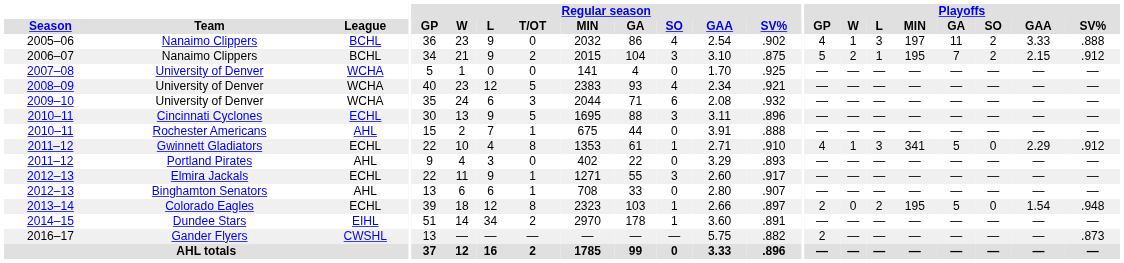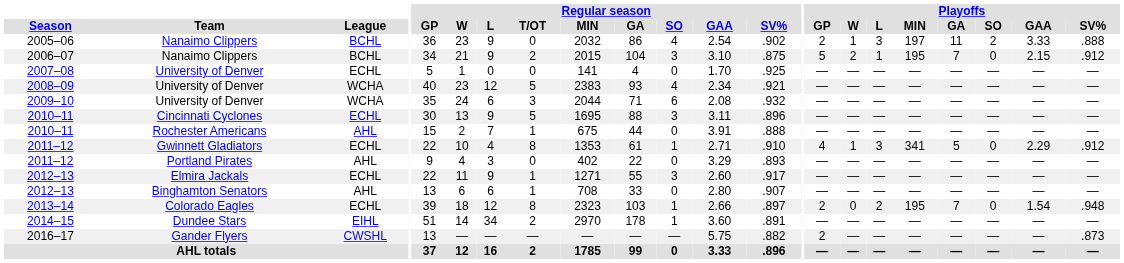(822, 41) 4 -> (822, 41) 2
(993, 56) 2 -> (993, 56) 0
(365, 71) WCHA -> (365, 71) ECHL
(956, 206) 5 -> (956, 206) 7
